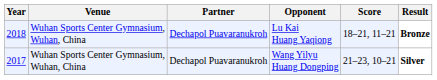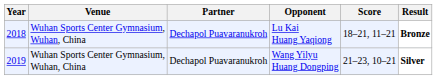(16, 61) 2017 -> (16, 61) 2019
